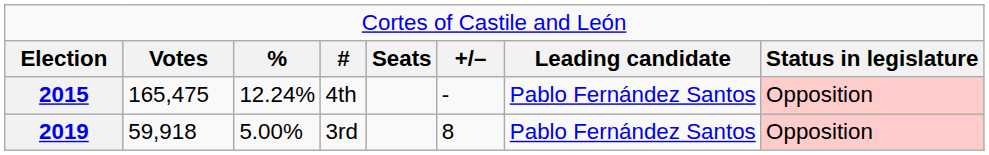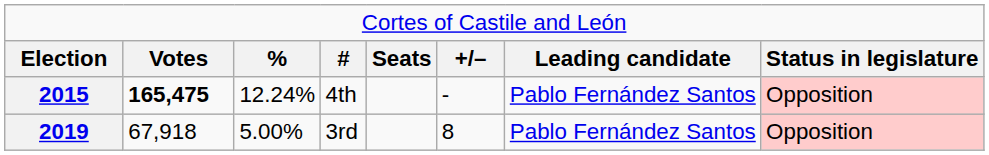(169, 94) normal -> (169, 94) bold
(162, 130) 59,918 -> (162, 130) 67,918
